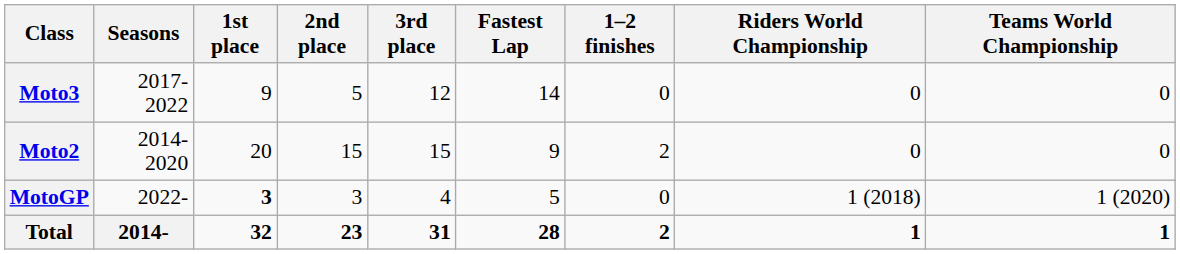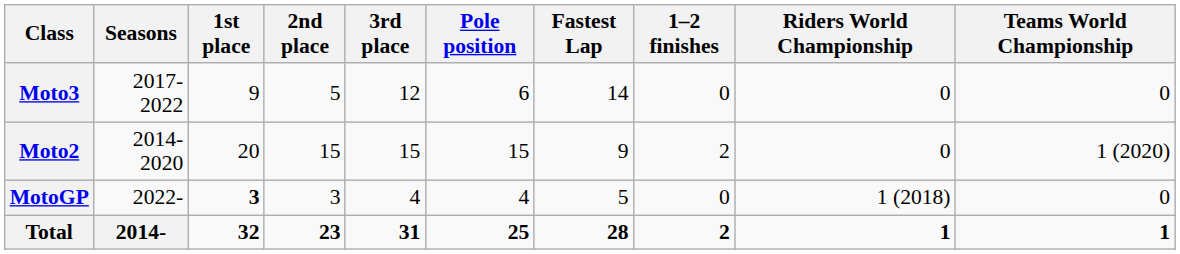+ column: (480, 33)
(1165, 150) 0 -> (1133, 150) 1 (2020)
(1133, 197) 1 (2020) -> (1165, 197) 0
